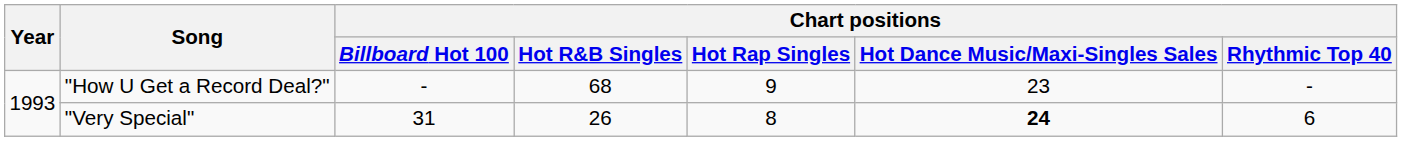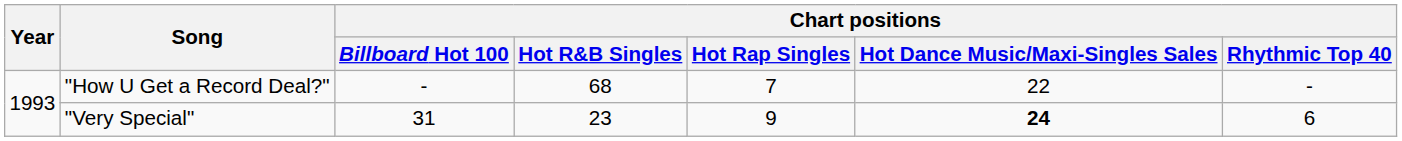(771, 86) 9 -> (771, 86) 7
(1039, 86) 23 -> (1039, 86) 22
(600, 119) 26 -> (600, 119) 23
(771, 119) 8 -> (771, 119) 9
